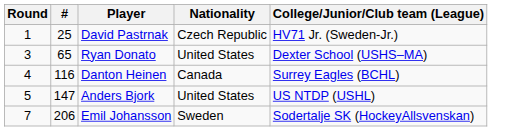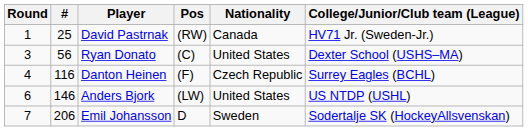+ column: (192, 14)
(222, 34) Czech Republic -> (235, 34) Canada
(64, 55) 65 -> (64, 55) 56
(200, 75) Canada -> (258, 75) Czech Republic
(28, 95) 5 -> (28, 95) 6
(64, 95) 147 -> (64, 95) 146
